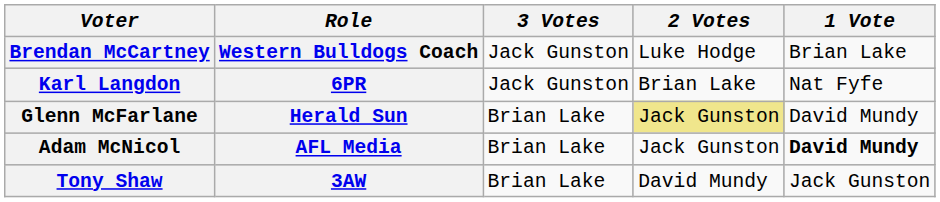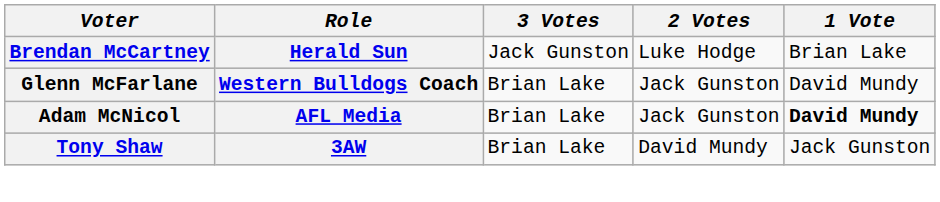(349, 53) Western Bulldogs Coach -> (349, 53) Herald Sun
- row: (110, 85)
(349, 117) Herald Sun -> (349, 85) Western Bulldogs Coach
(709, 117) khaki background -> (709, 85) no background
